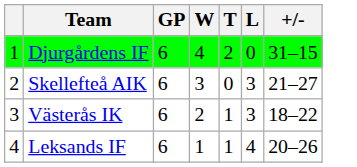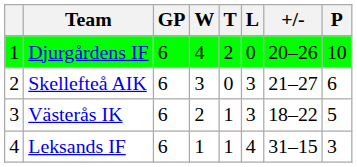+ column: (337, 20)
(293, 51) 31–15 -> (293, 51) 20–26
(293, 146) 20–26 -> (293, 146) 31–15
